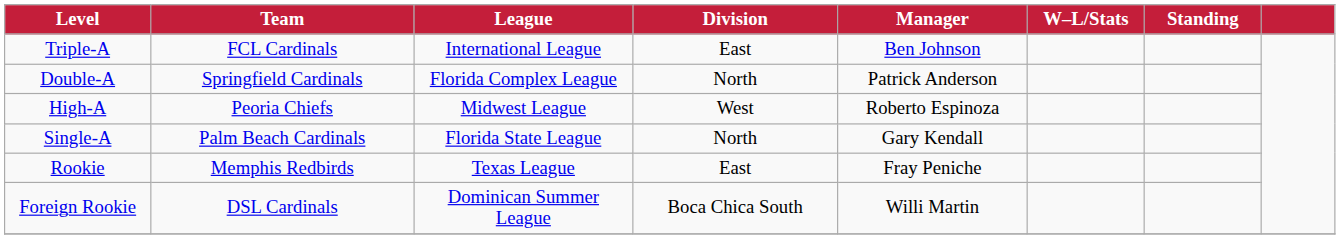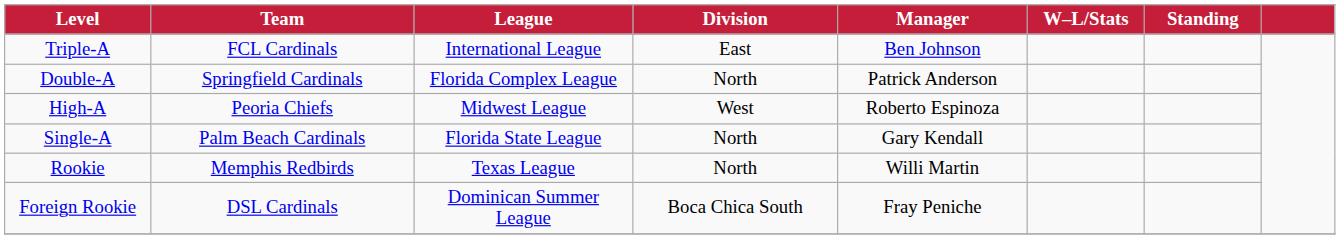(735, 167) East -> (735, 167) North
(932, 167) Fray Peniche -> (932, 167) Willi Martin
(932, 208) Willi Martin -> (932, 208) Fray Peniche
